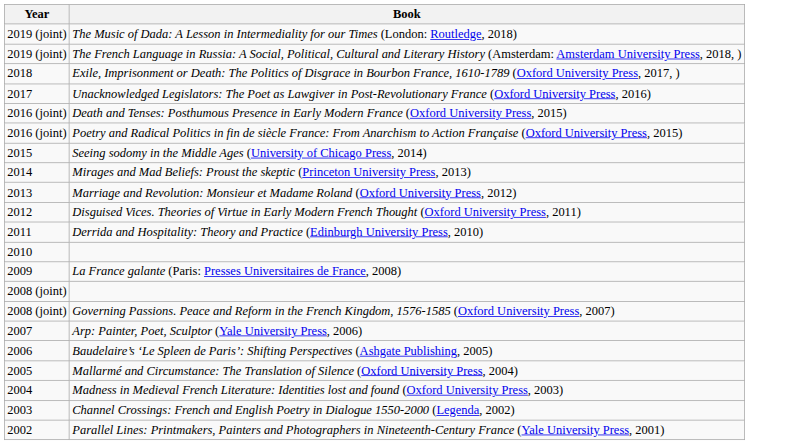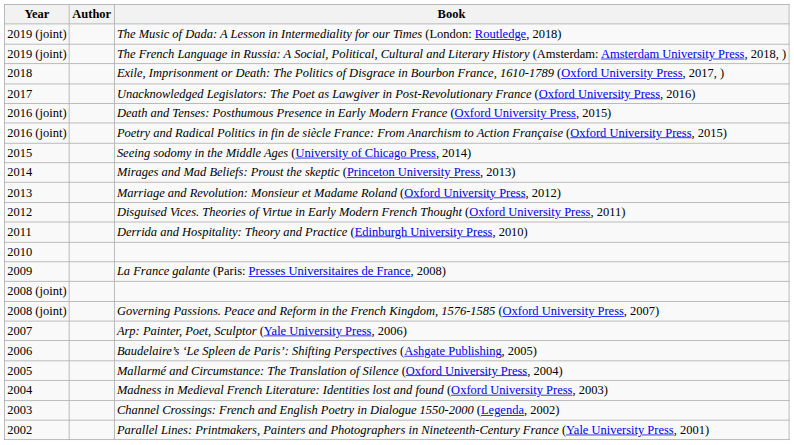+ column: (92, 14)
